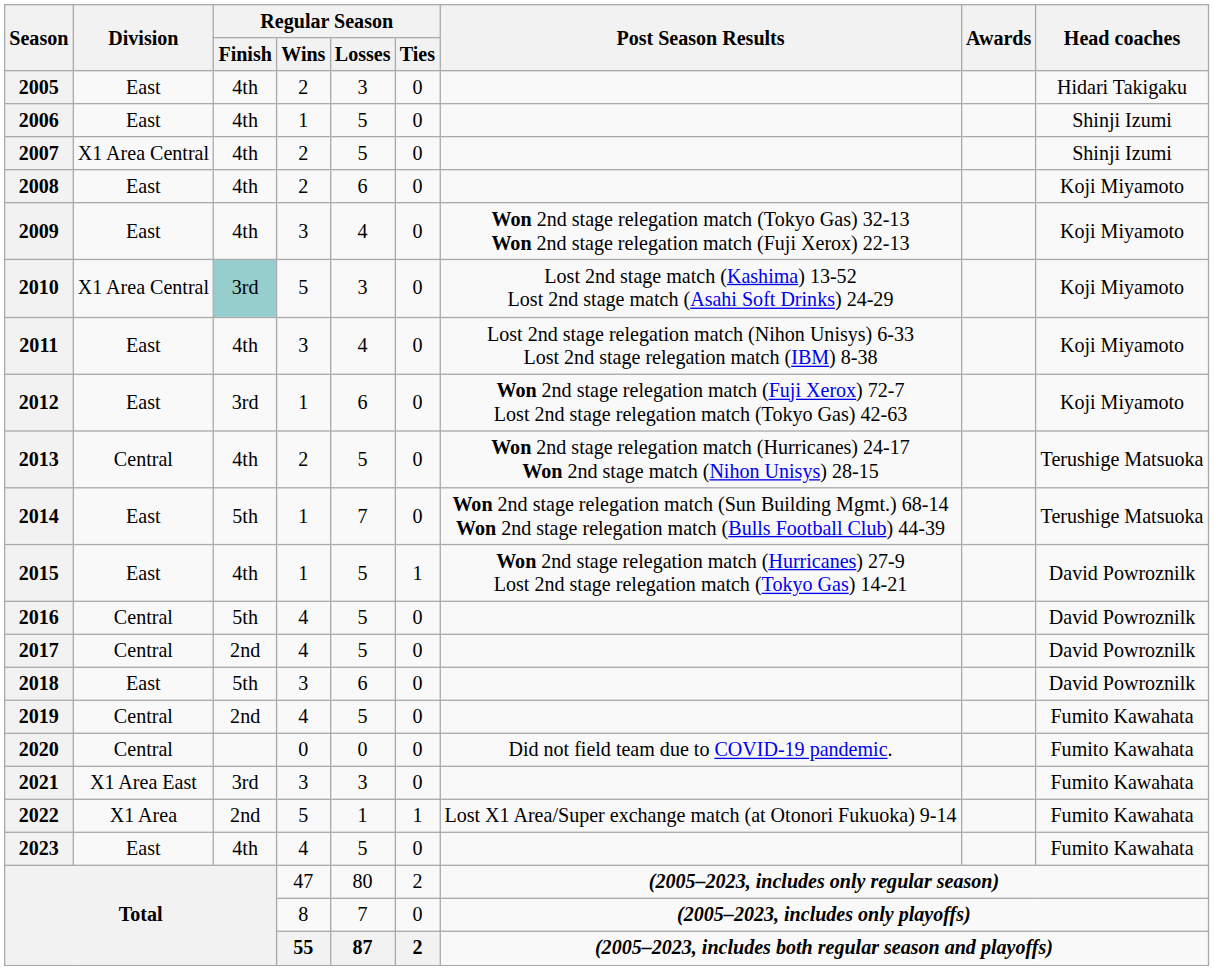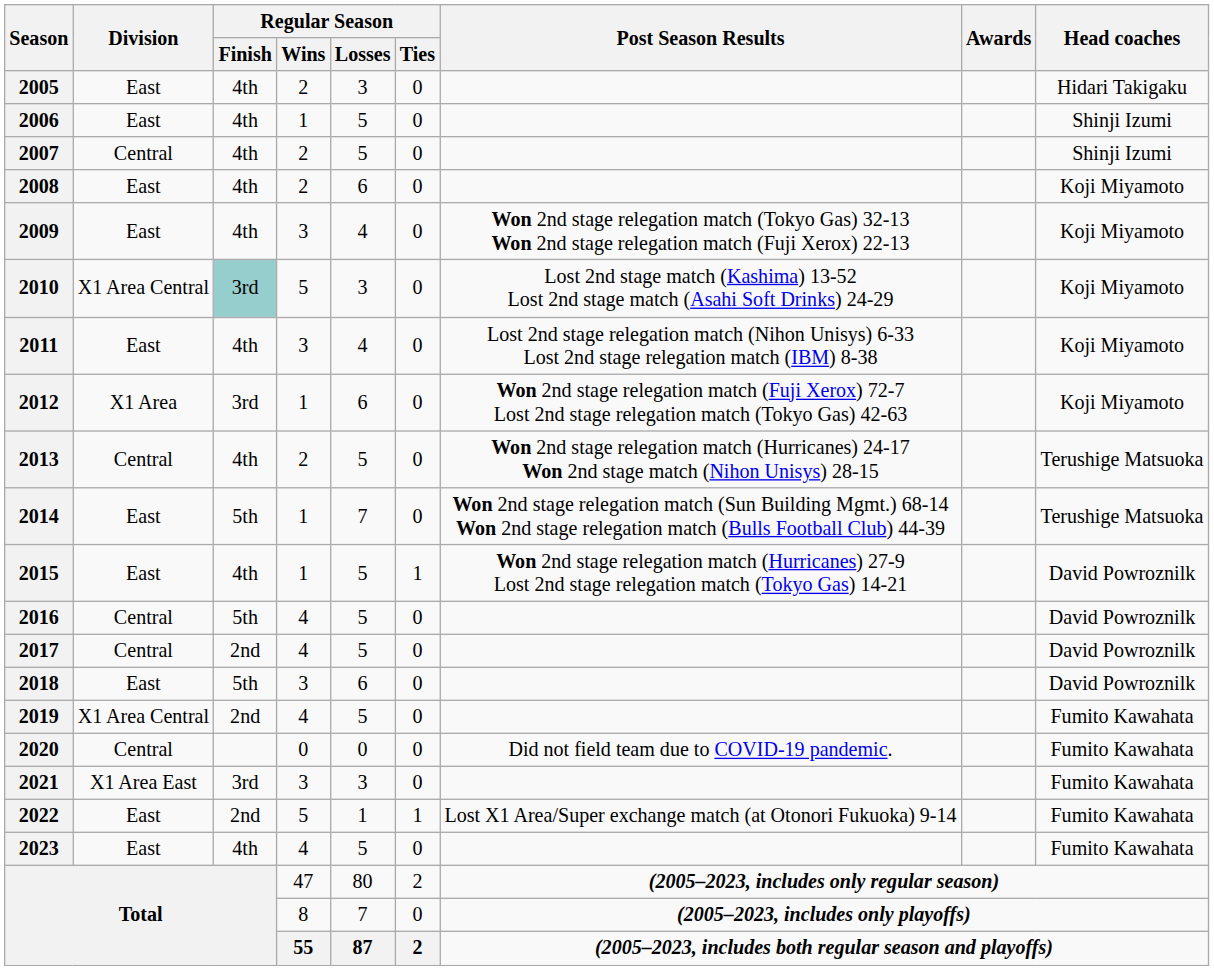(143, 153) X1 Area Central -> (143, 153) Central
(143, 402) East -> (143, 402) X1 Area
(143, 716) Central -> (143, 716) X1 Area Central
(143, 816) X1 Area -> (143, 816) East
